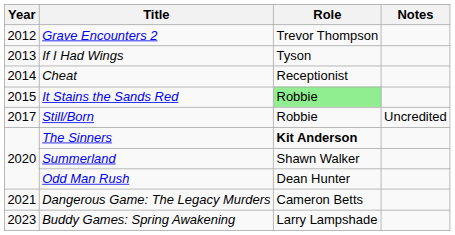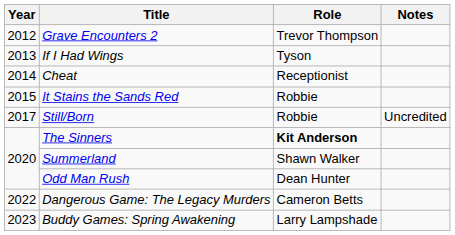(297, 96) lightgreen background -> (297, 96) no background
(22, 199) 2021 -> (22, 199) 2022
